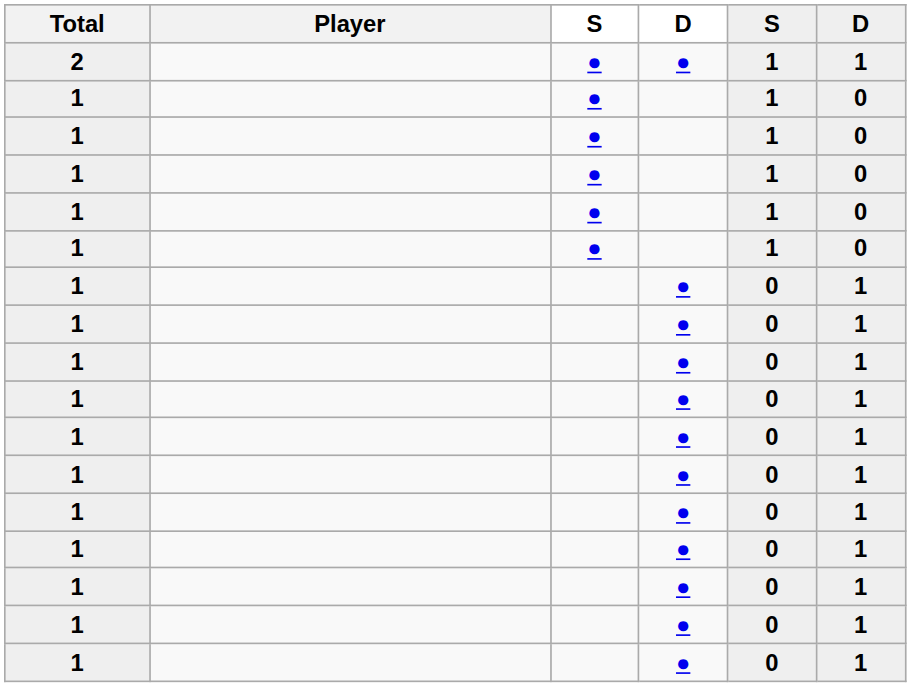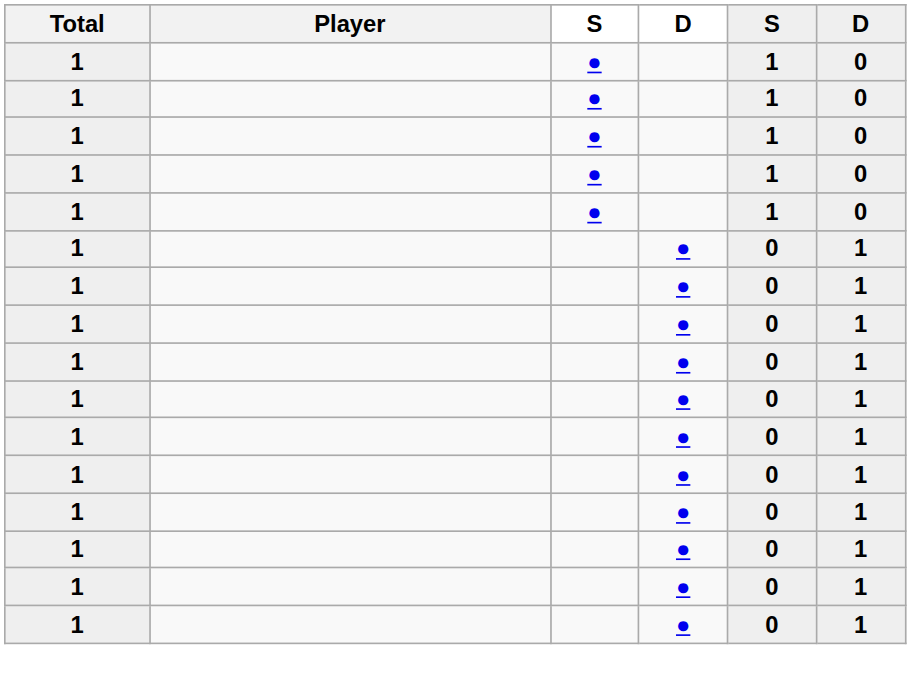- row: (77, 62)
